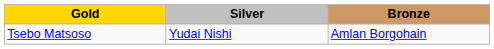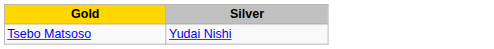- column: (409, 14)
